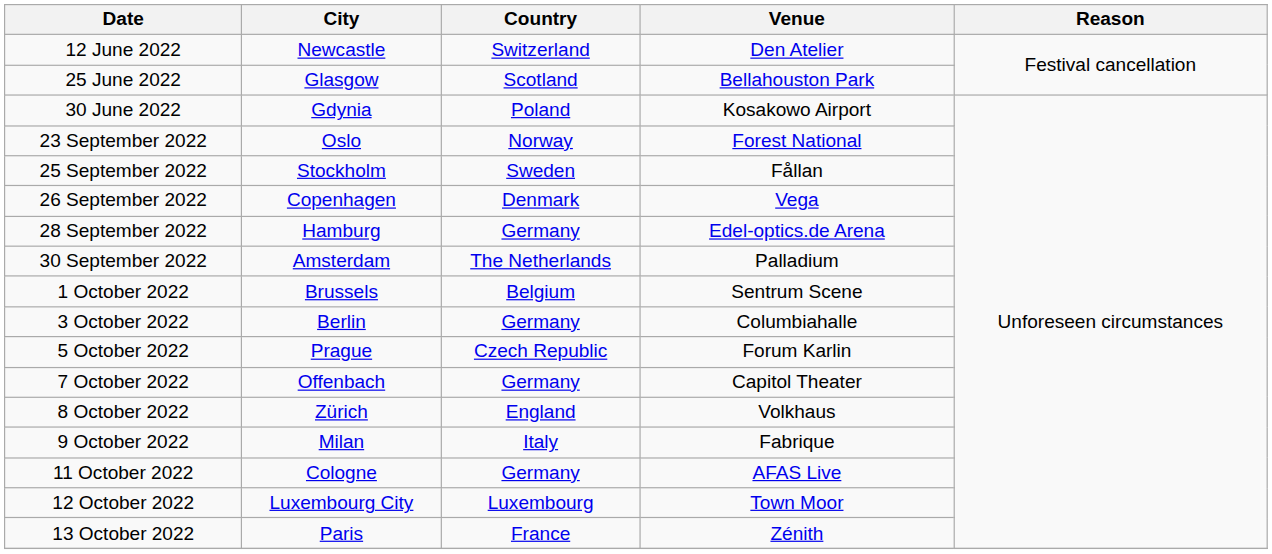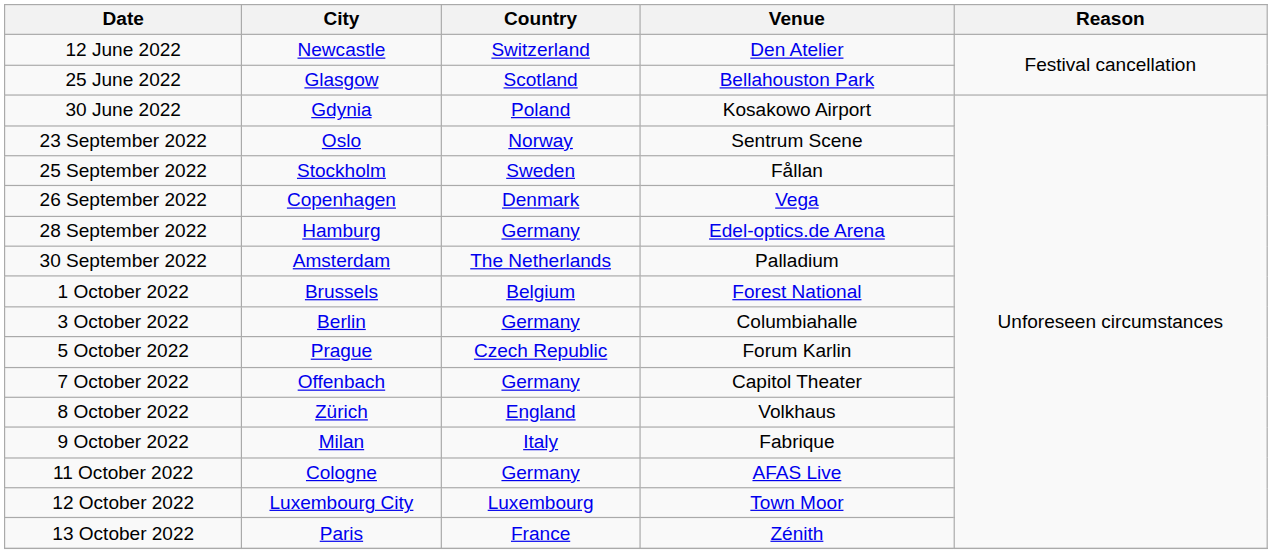(797, 140) Forest National -> (797, 140) Sentrum Scene
(797, 291) Sentrum Scene -> (797, 291) Forest National
